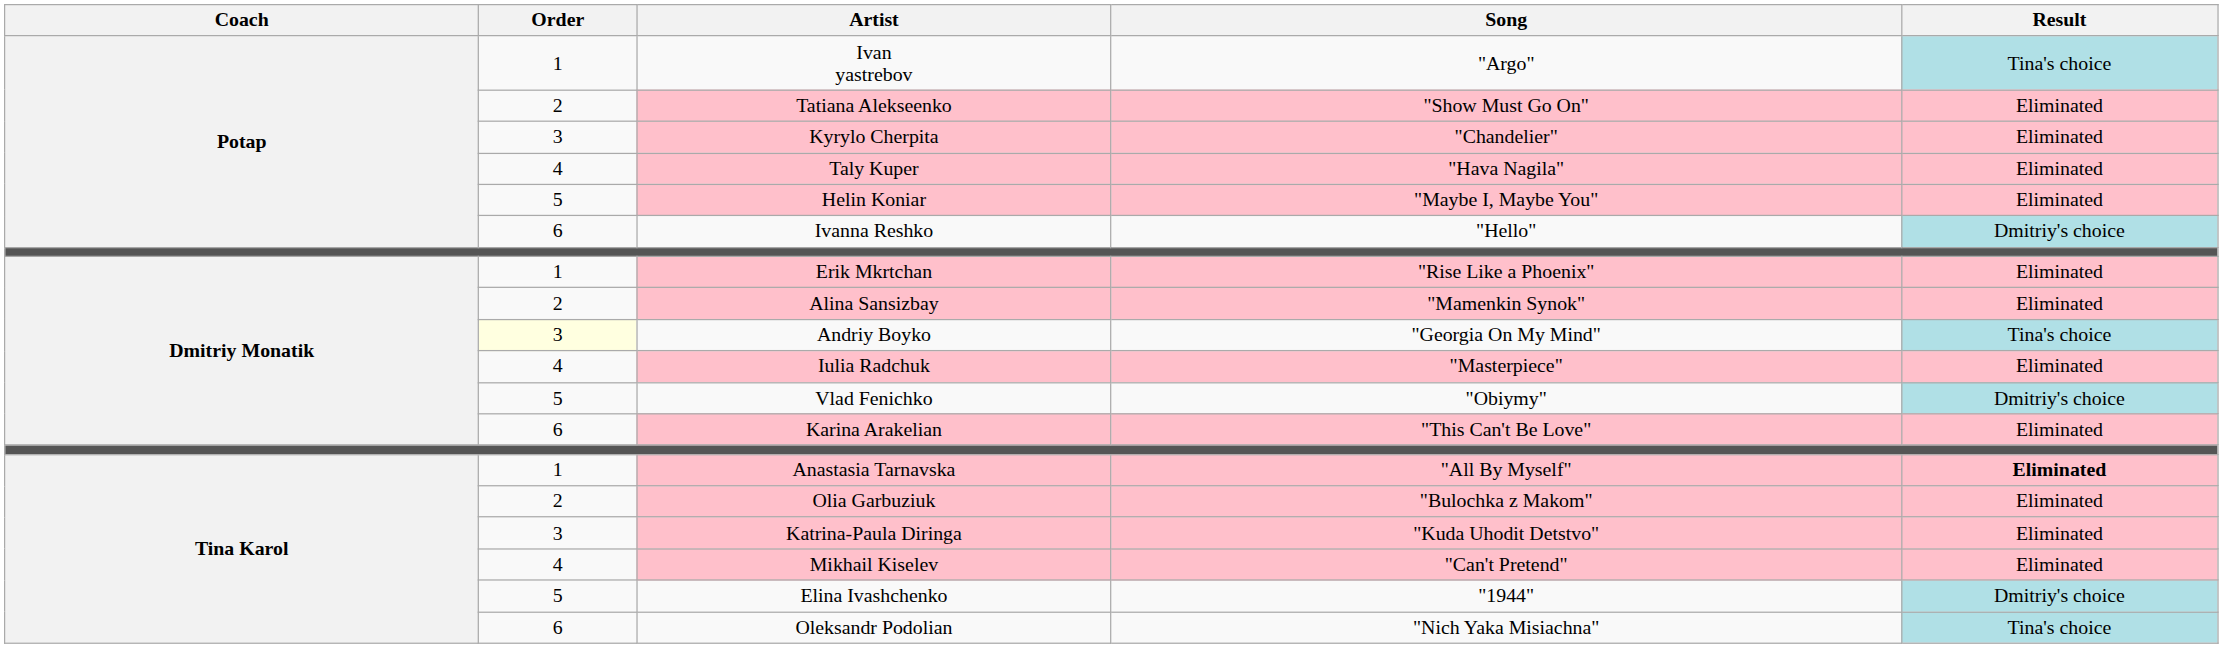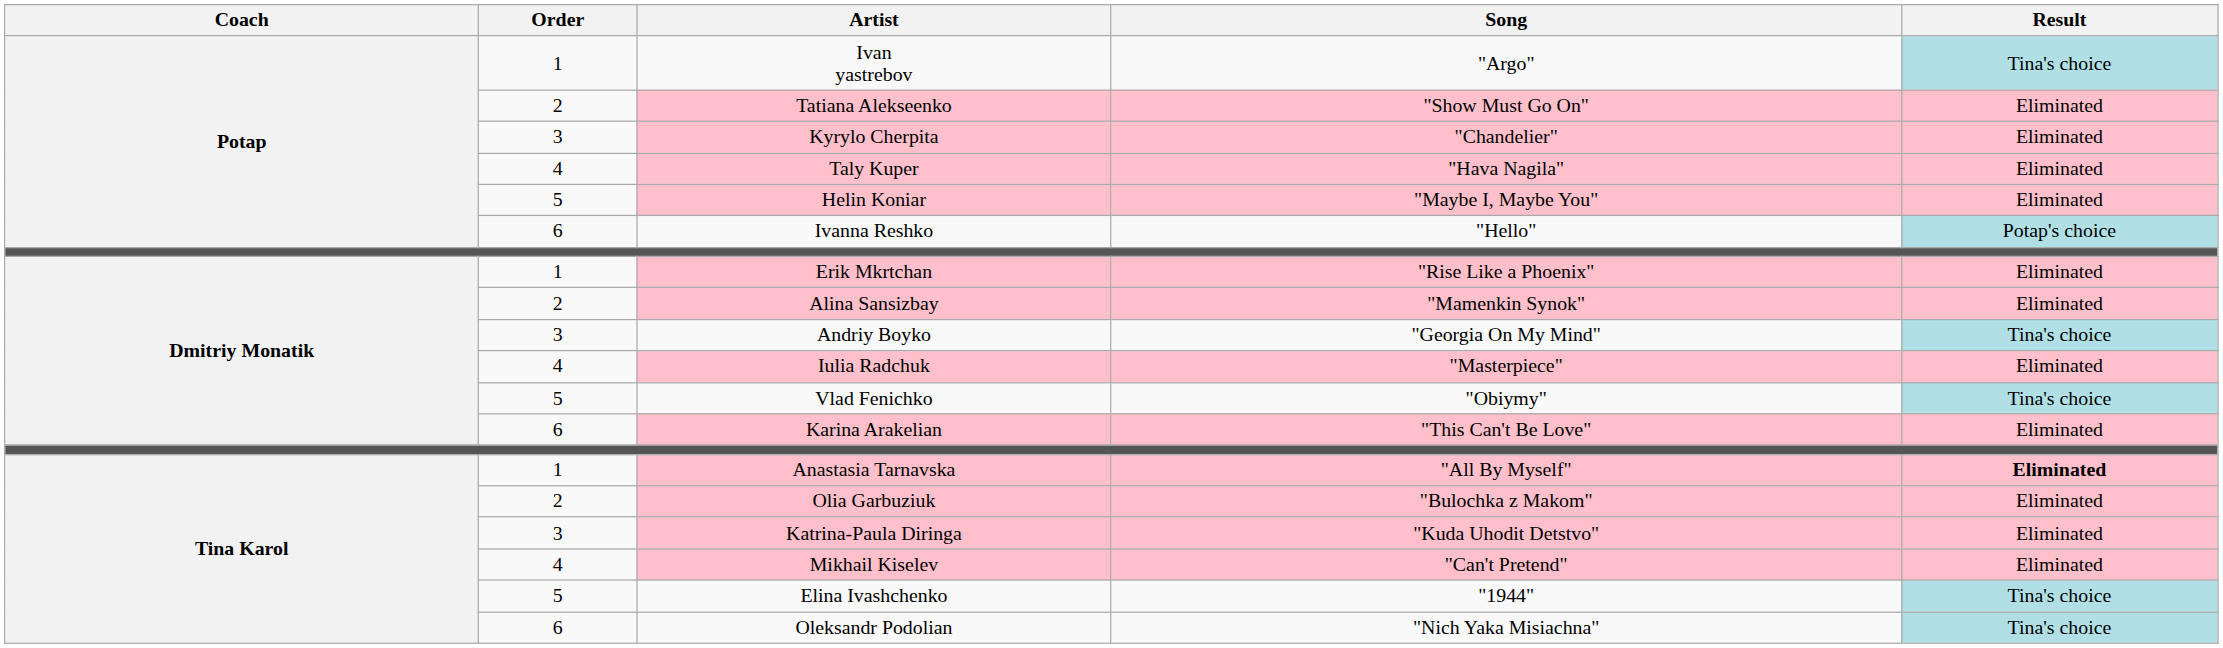(2059, 231) Dmitriy's choice -> (2059, 231) Potap's choice
(558, 334) lightyellow background -> (558, 334) no background
(2059, 397) Dmitriy's choice -> (2059, 397) Tina's choice
(2059, 595) Dmitriy's choice -> (2059, 595) Tina's choice
